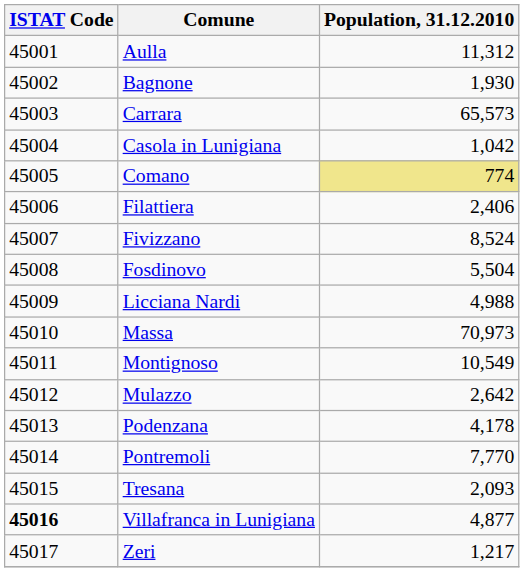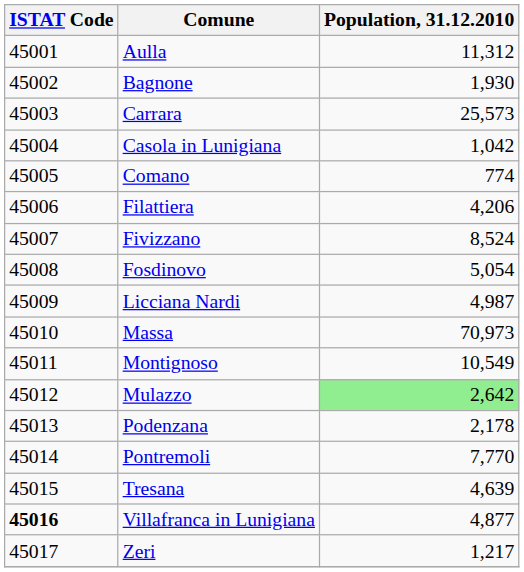(487, 113) 65,573 -> (487, 113) 25,573
(500, 176) khaki background -> (500, 176) no background
(492, 207) 2,406 -> (492, 207) 4,206
(492, 269) 5,504 -> (492, 269) 5,054
(492, 301) 4,988 -> (492, 301) 4,987
(492, 394) no background -> (492, 394) lightgreen background
(492, 425) 4,178 -> (492, 425) 2,178
(492, 488) 2,093 -> (492, 488) 4,639
